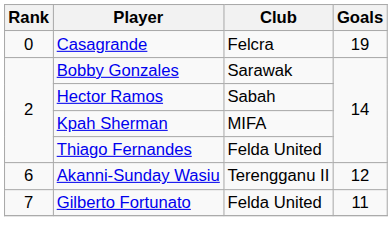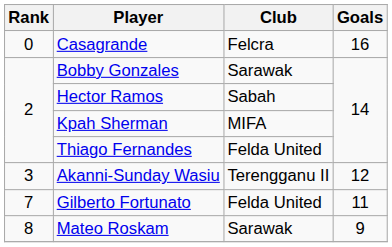(360, 44) 19 -> (360, 44) 16
(29, 176) 6 -> (29, 176) 3
+ row: (113, 228)
